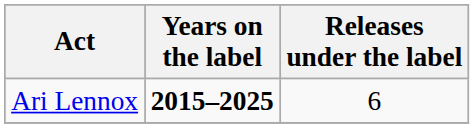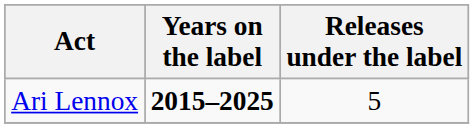(374, 100) 6 -> (374, 100) 5
